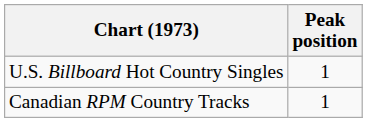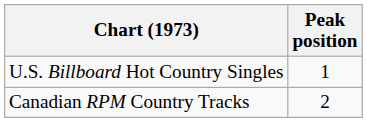(325, 102) 1 -> (325, 102) 2
